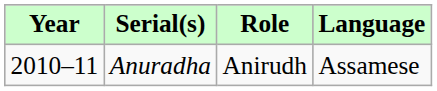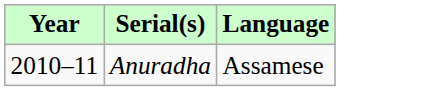- column: (265, 24)
